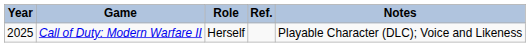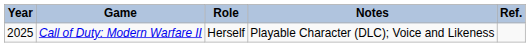columns swapped: (400, 13) <-> (261, 13)
